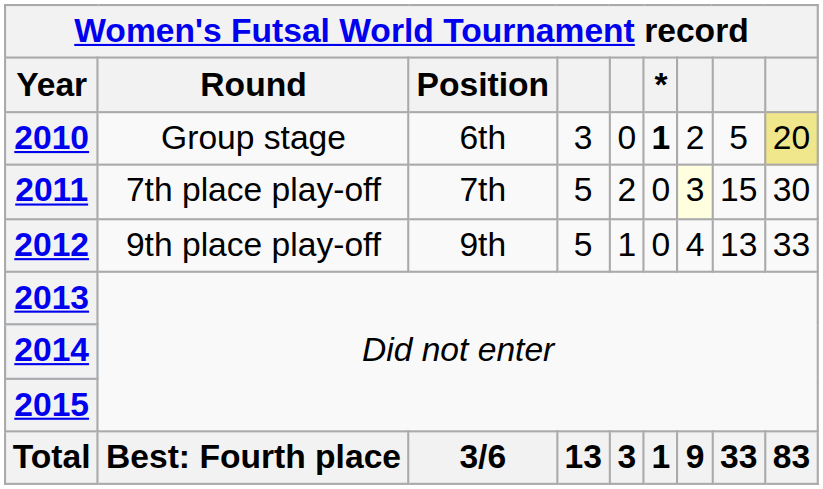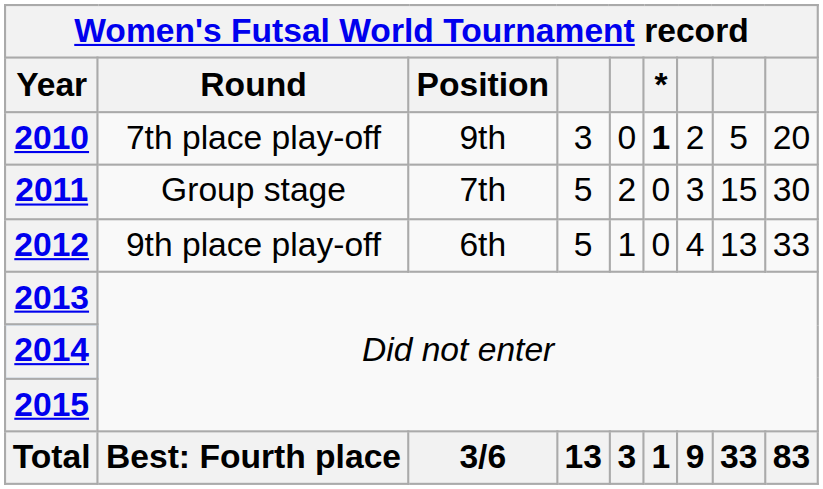(254, 137) Group stage -> (254, 137) 7th place play-off
(483, 137) 6th -> (483, 137) 9th
(792, 137) khaki background -> (792, 137) no background
(254, 191) 7th place play-off -> (254, 191) Group stage
(695, 191) lightyellow background -> (695, 191) no background
(483, 244) 9th -> (483, 244) 6th
